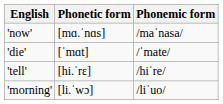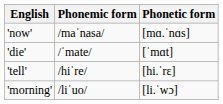columns swapped: (176, 14) <-> (94, 14)
